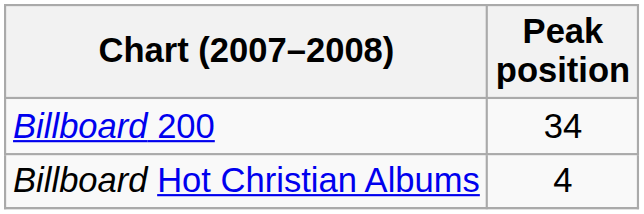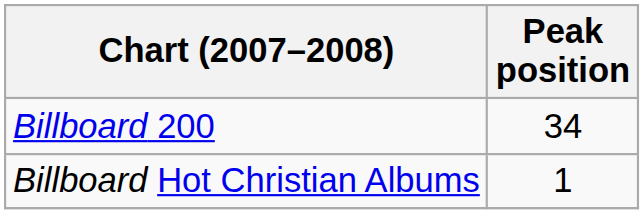(563, 180) 4 -> (563, 180) 1
